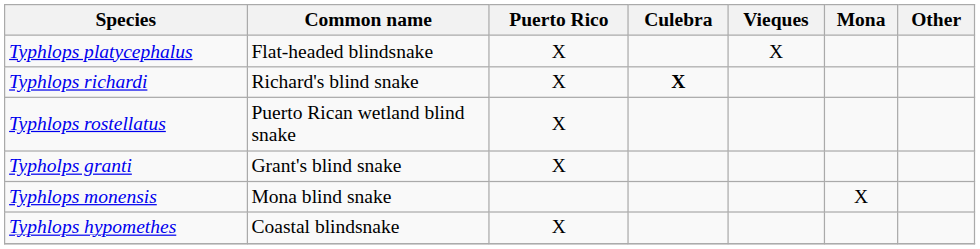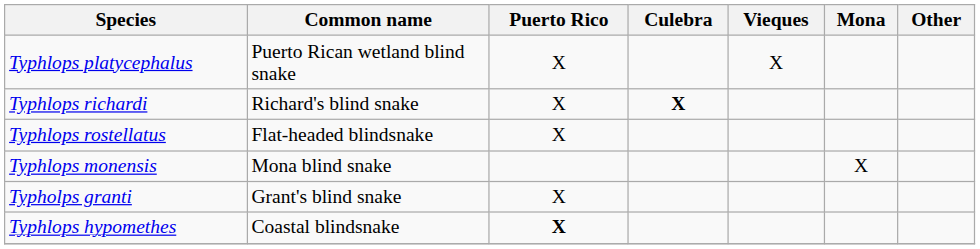(342, 50) Flat-headed blindsnake -> (358, 61) Puerto Rican wetland blind snake
(358, 123) Puerto Rican wetland blind snake -> (342, 134) Flat-headed blindsnake
rows swapped: (70, 165) <-> (83, 196)
(559, 227) normal -> (559, 227) bold
